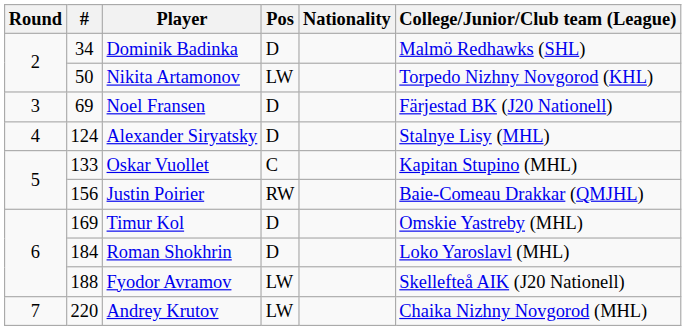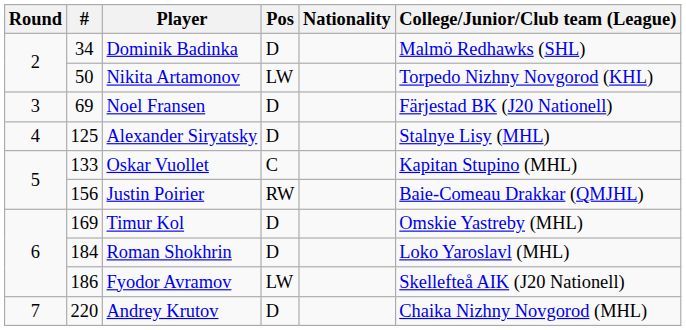(84, 135) 124 -> (84, 135) 125
(84, 281) 188 -> (84, 281) 186
(279, 310) LW -> (272, 310) D
